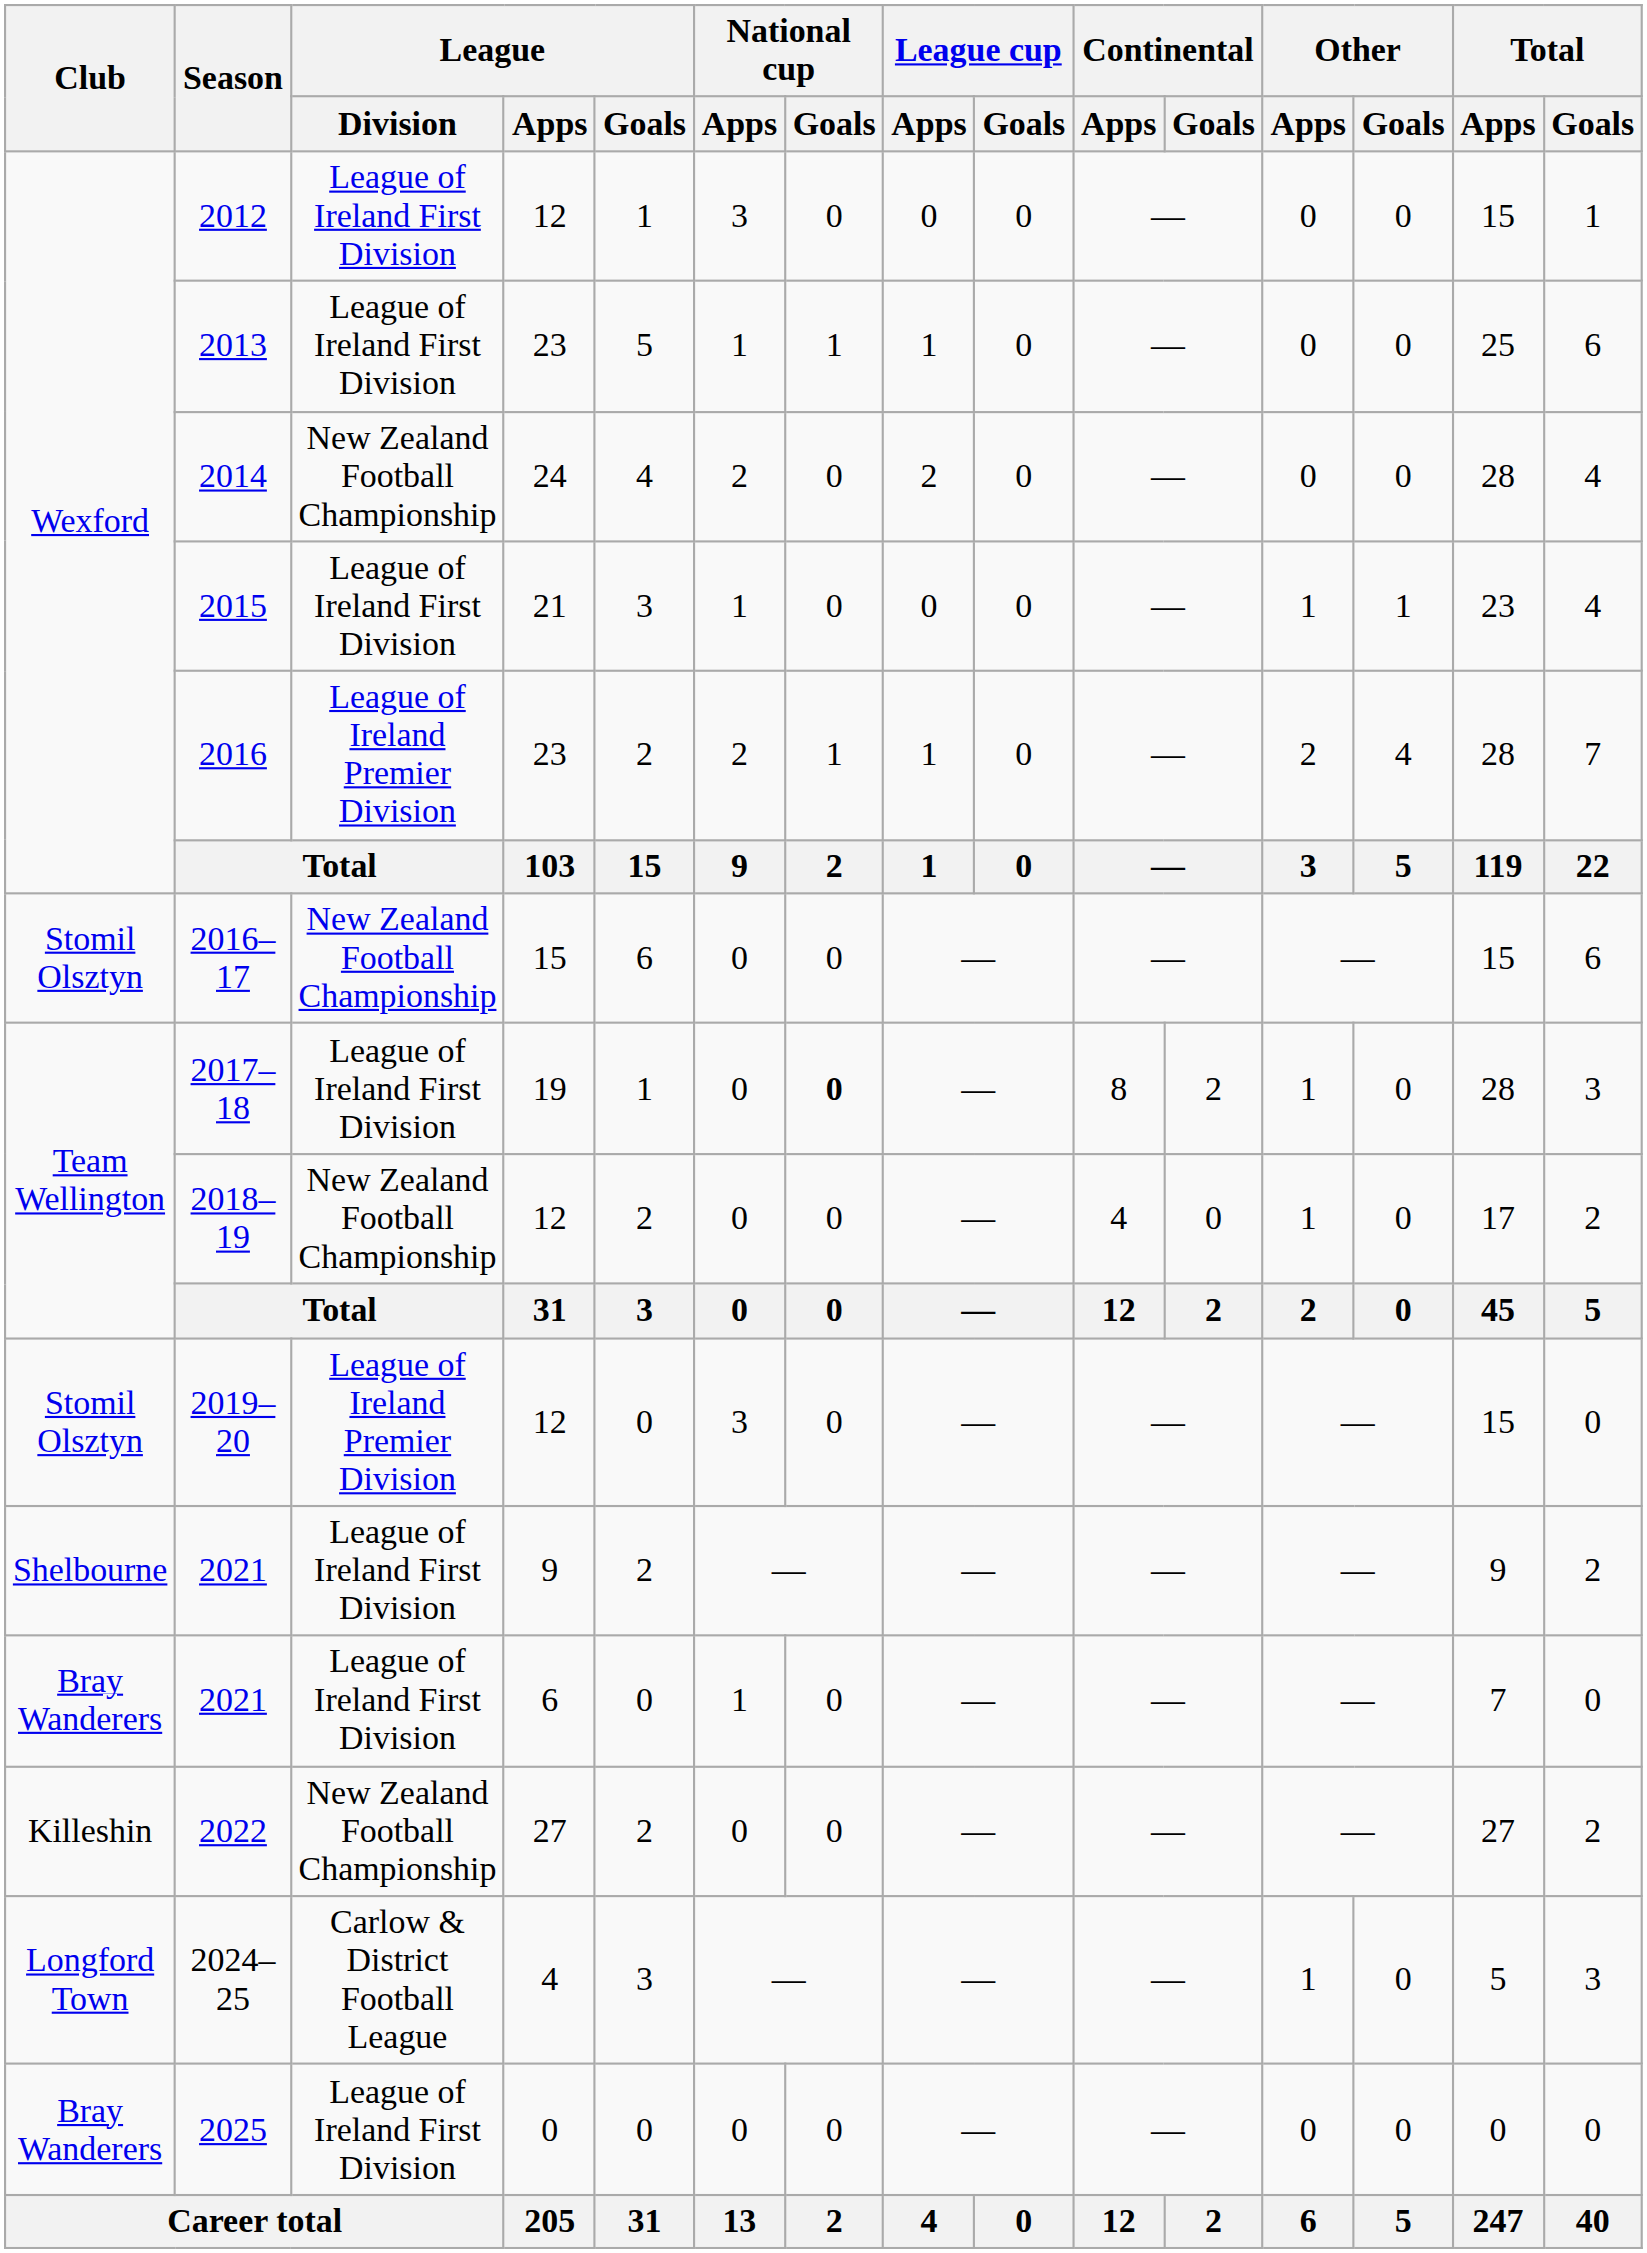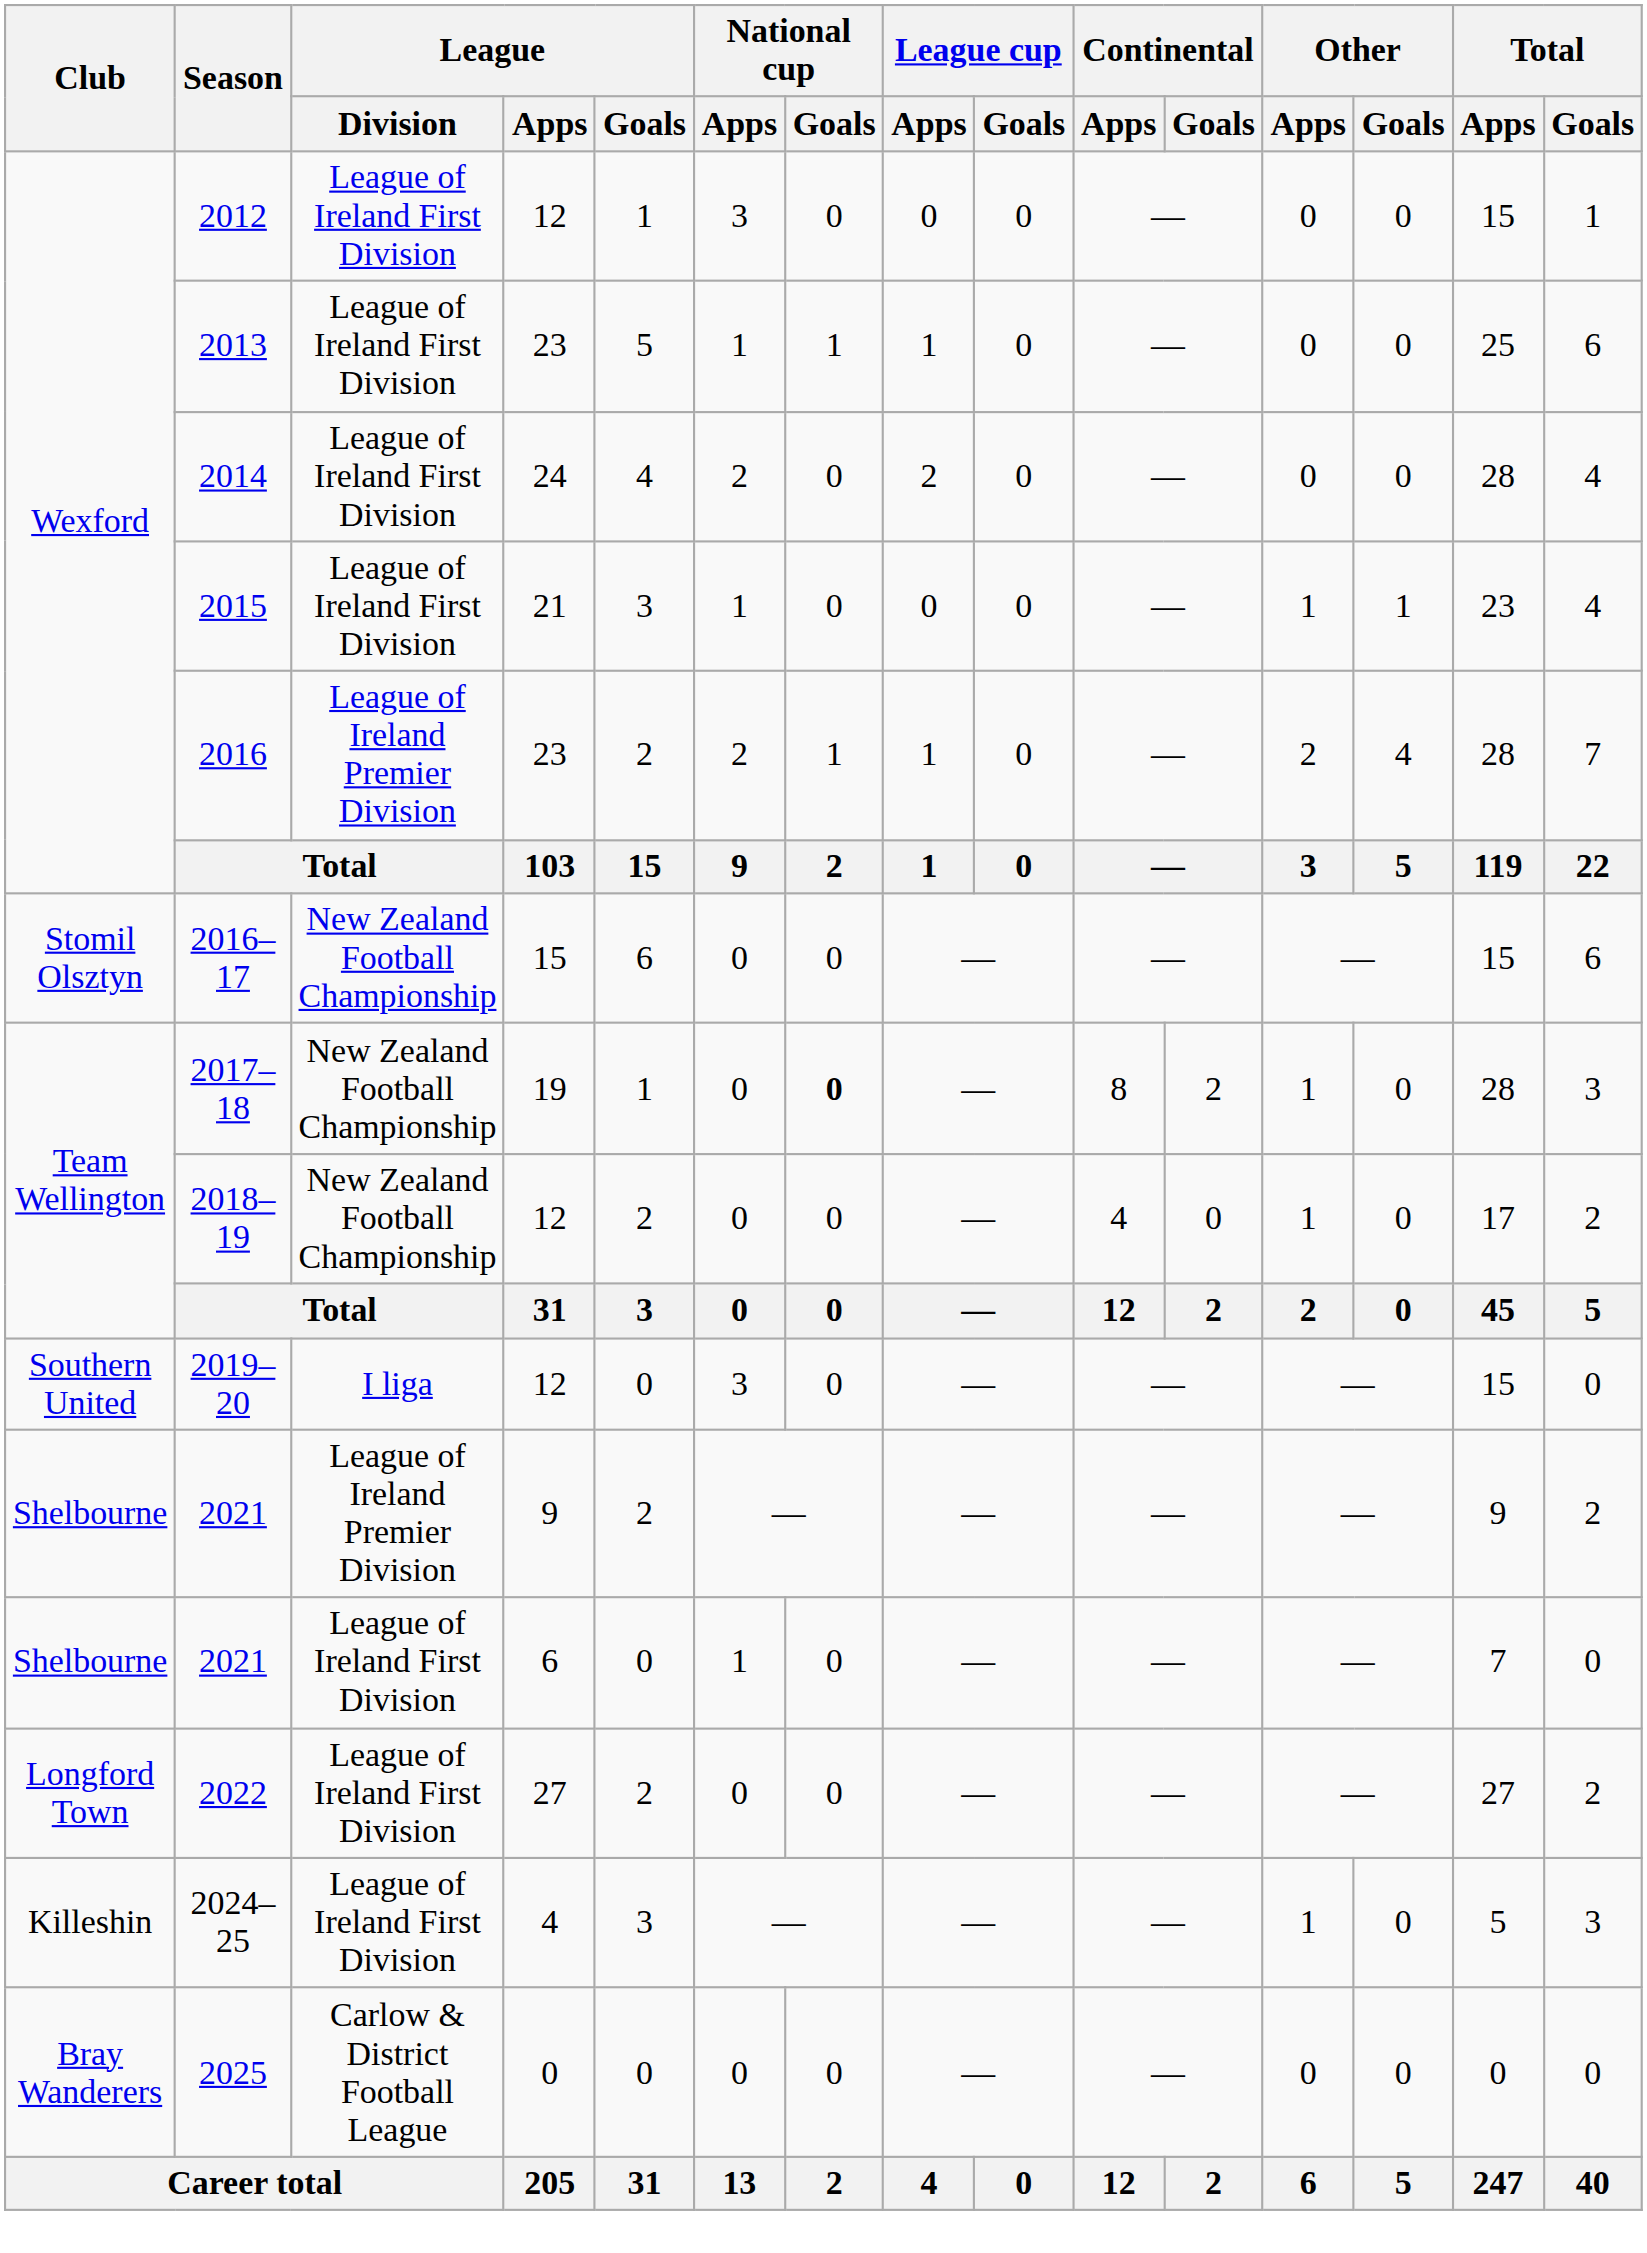(397, 475) New Zealand Football Championship -> (397, 475) League of Ireland First Division
(397, 1087) League of Ireland First Division -> (397, 1087) New Zealand Football Championship
(90, 1421) Stomil Olsztyn -> (90, 1382) Southern United
(397, 1421) League of Ireland Premier Division -> (397, 1382) I liga
(397, 1570) League of Ireland First Division -> (397, 1513) League of Ireland Premier Division
(90, 1700) Bray Wanderers -> (90, 1662) Shelbourne
(90, 1830) Killeshin -> (90, 1792) Longford Town
(397, 1830) New Zealand Football Championship -> (397, 1792) League of Ireland First Division
(90, 1979) Longford Town -> (90, 1922) Killeshin
(397, 1979) Carlow & District Football League -> (397, 1922) League of Ireland First Division
(397, 2128) League of Ireland First Division -> (397, 2071) Carlow & District Football League
